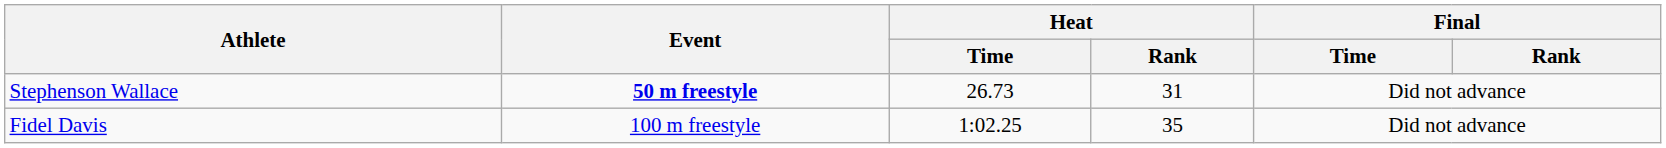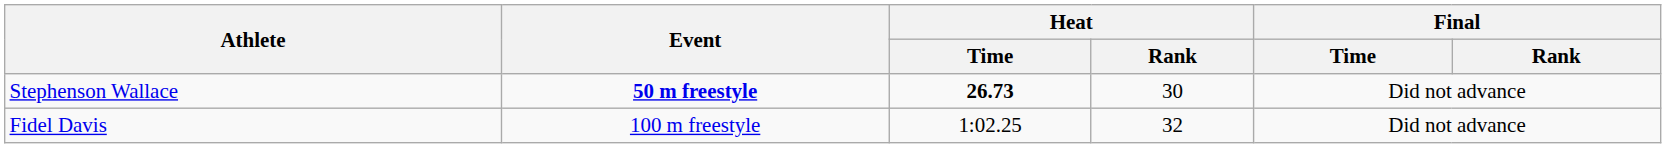(990, 91) normal -> (990, 91) bold
(1172, 91) 31 -> (1172, 91) 30
(1172, 125) 35 -> (1172, 125) 32
